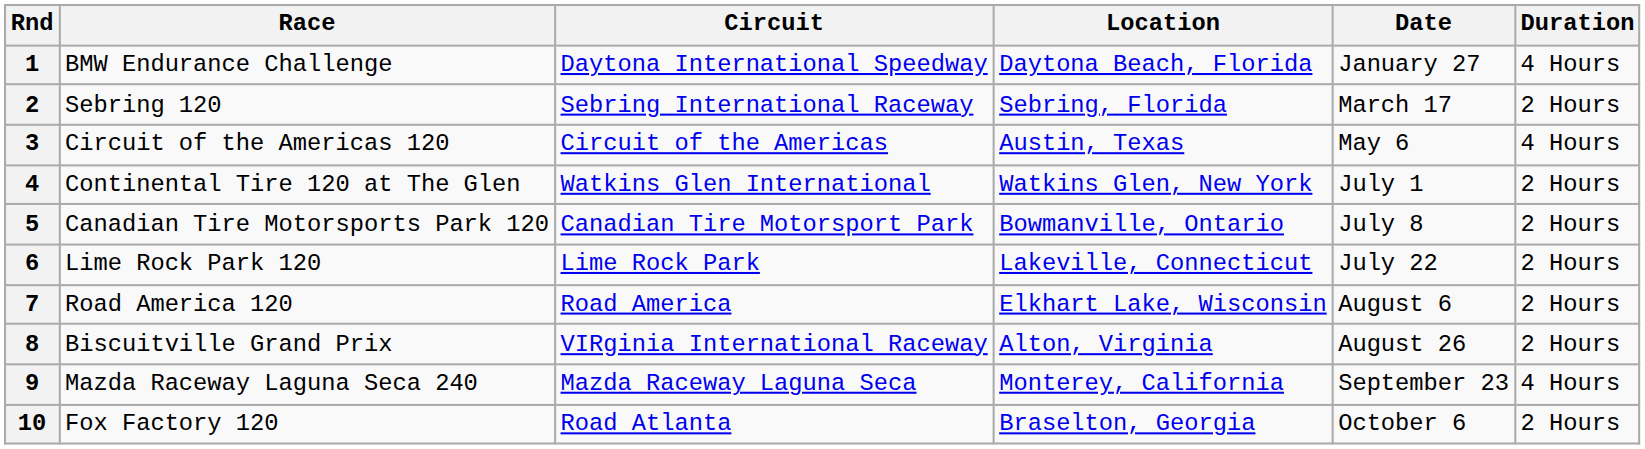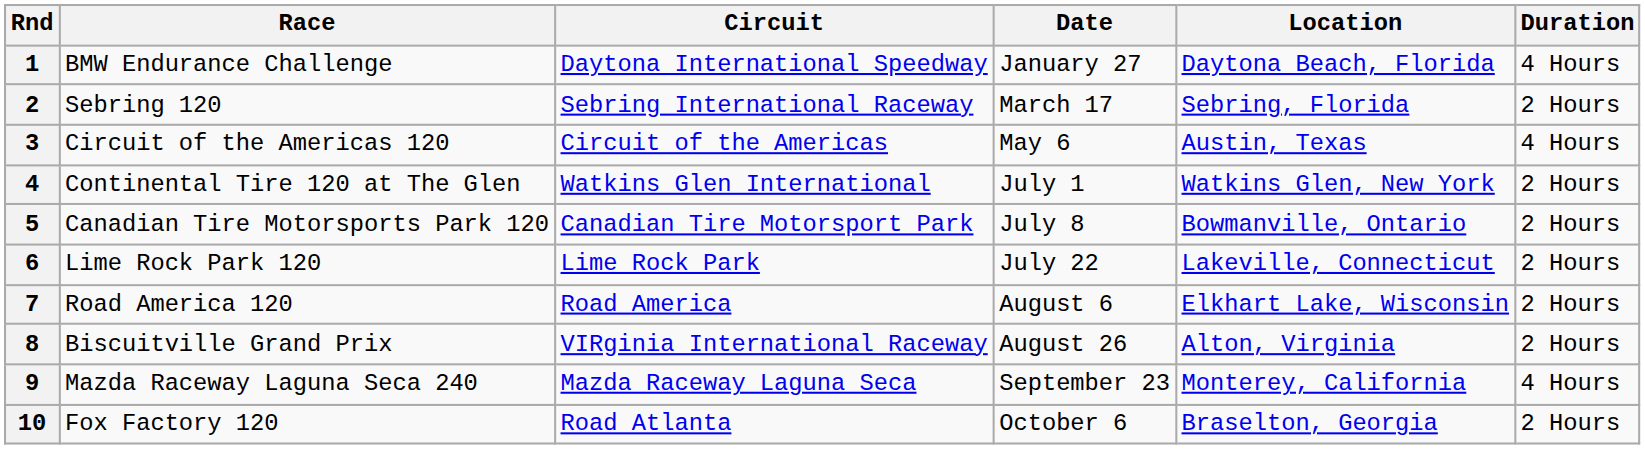columns swapped: (1163, 25) <-> (1424, 25)
